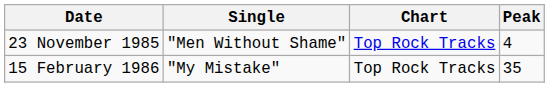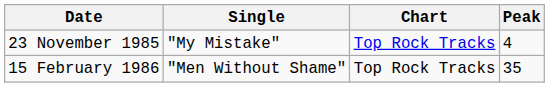(257, 43) "Men Without Shame" -> (224, 43) "My Mistake"
(224, 69) "My Mistake" -> (257, 69) "Men Without Shame"
